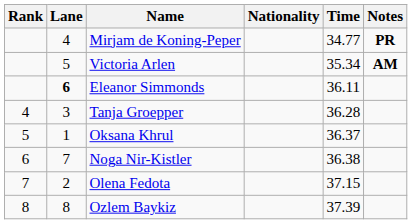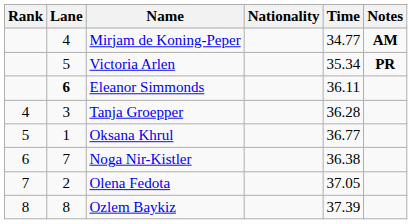(385, 40) PR -> (385, 40) AM
(385, 64) AM -> (385, 64) PR
(343, 135) 36.37 -> (343, 135) 36.77
(343, 183) 37.15 -> (343, 183) 37.05
